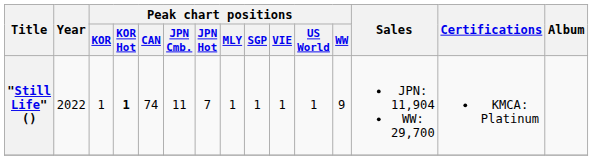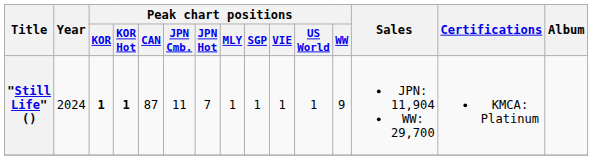(71, 105) 2022 -> (71, 105) 2024
(101, 105) normal -> (101, 105) bold
(151, 105) 74 -> (151, 105) 87
